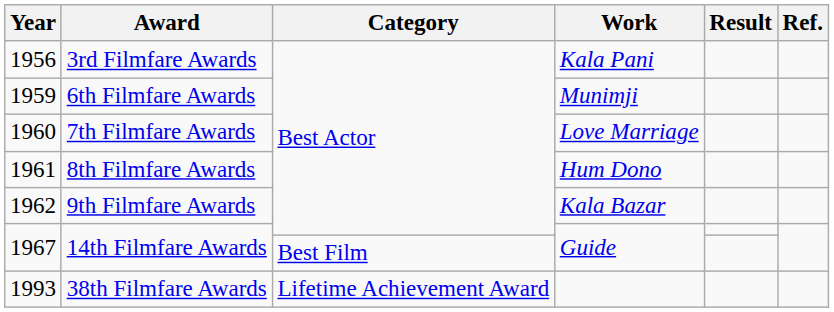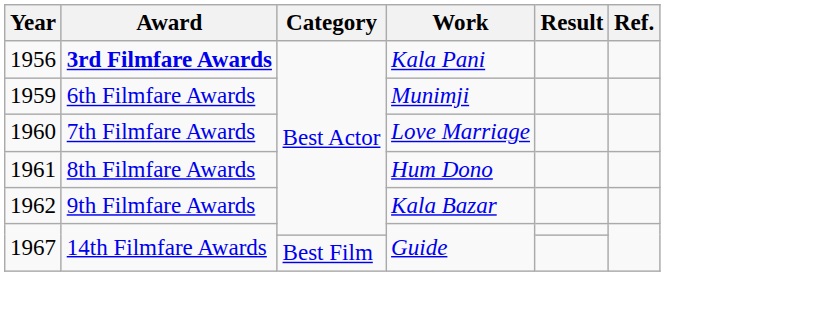(162, 59) normal -> (169, 59) bold
- row: (33, 289)
